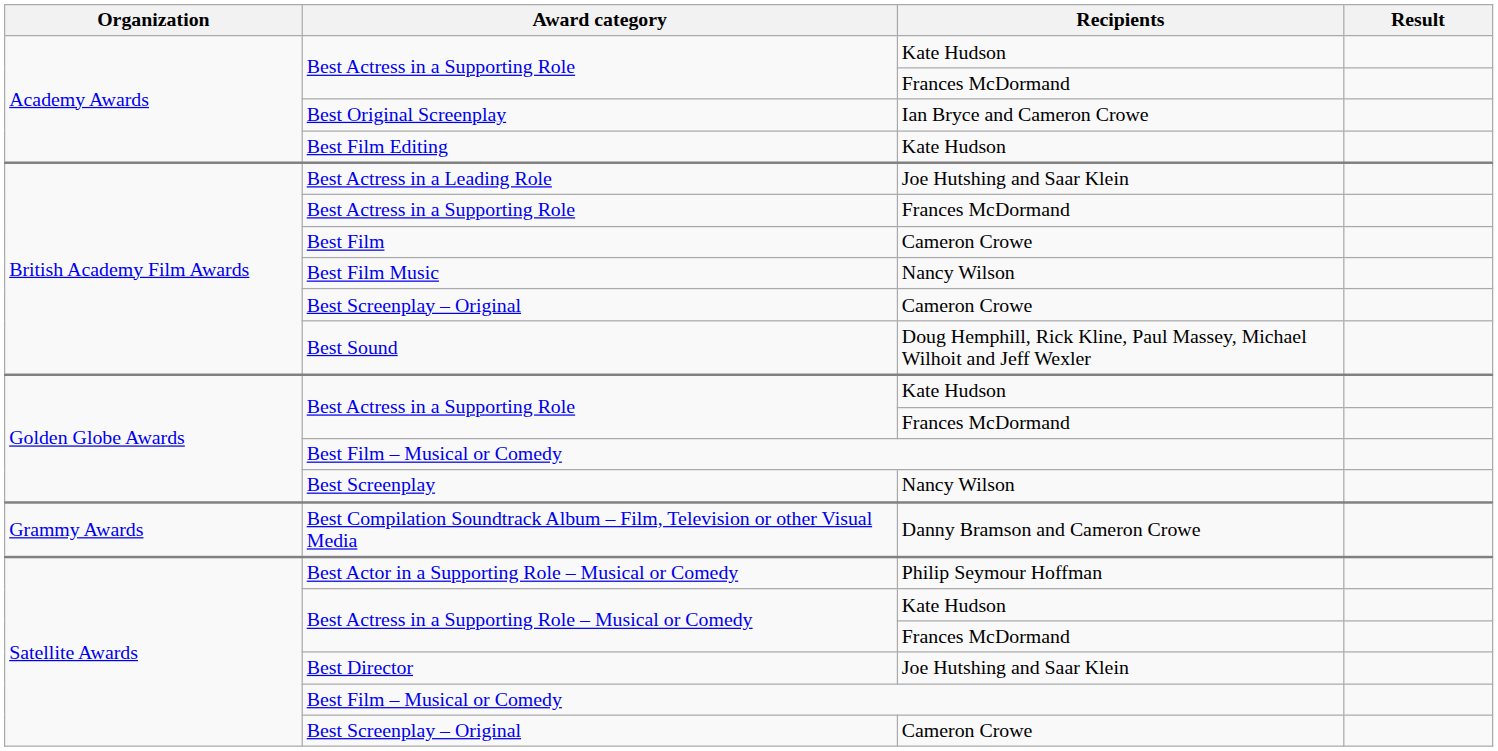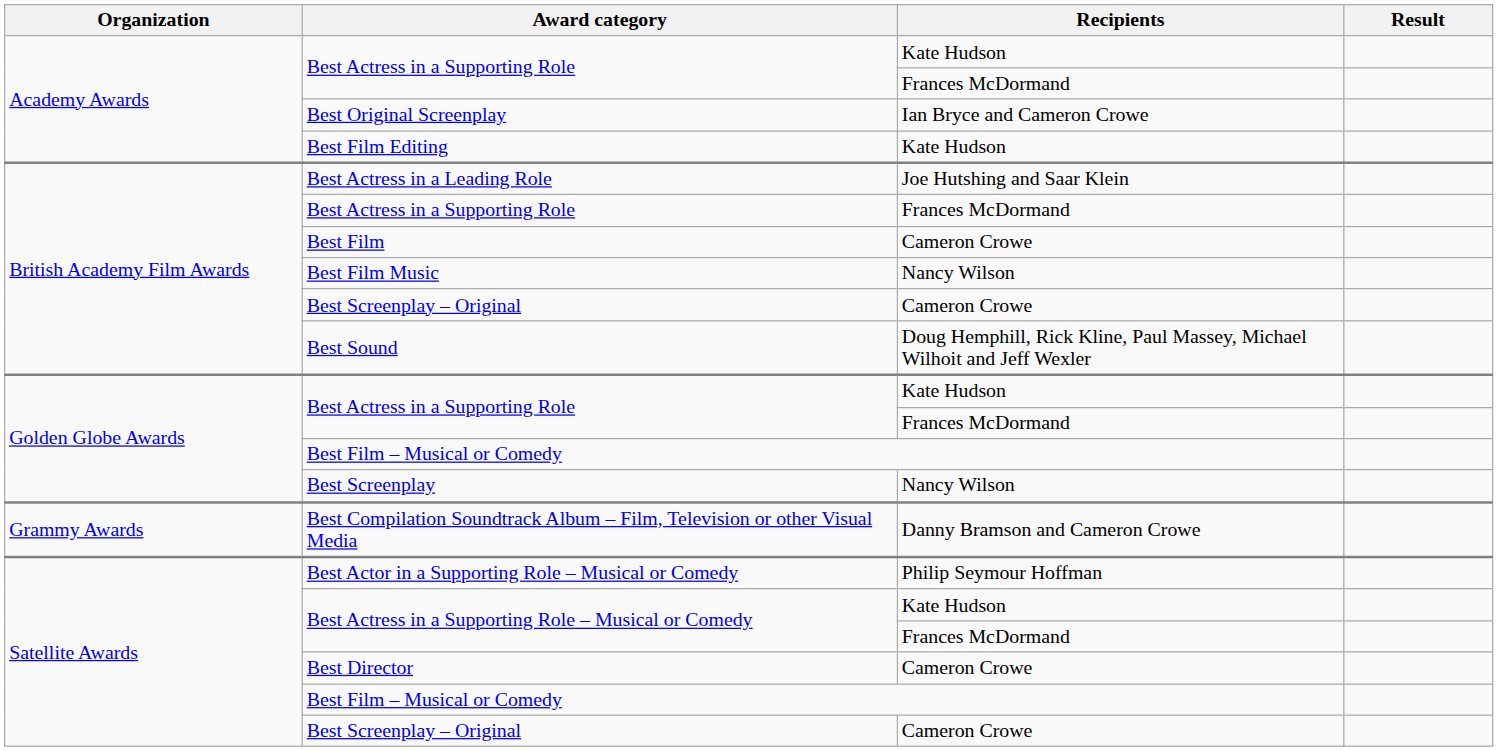(1015, 667) Joe Hutshing and Saar Klein -> (967, 667) Cameron Crowe
